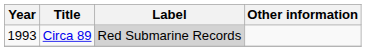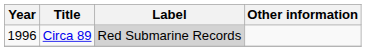(22, 35) 1993 -> (22, 35) 1996
